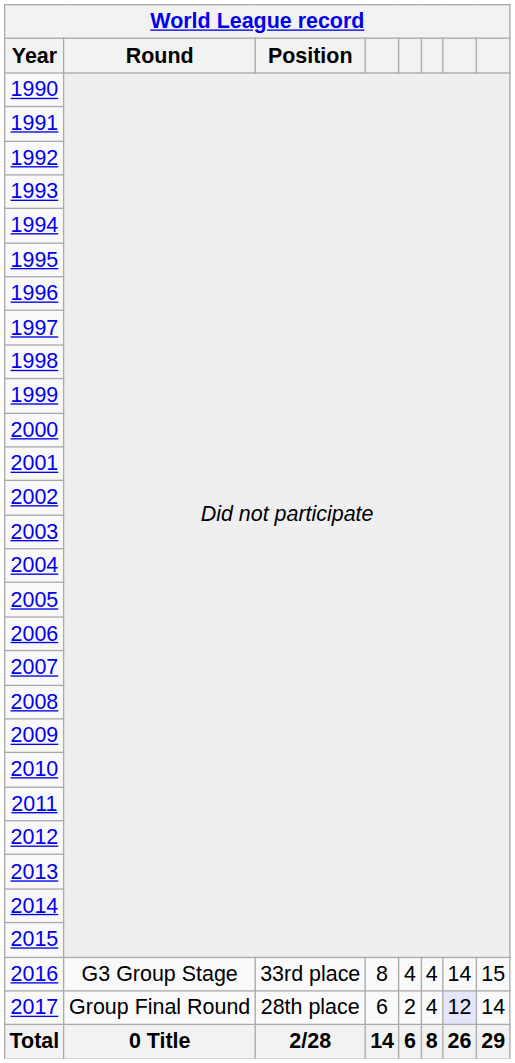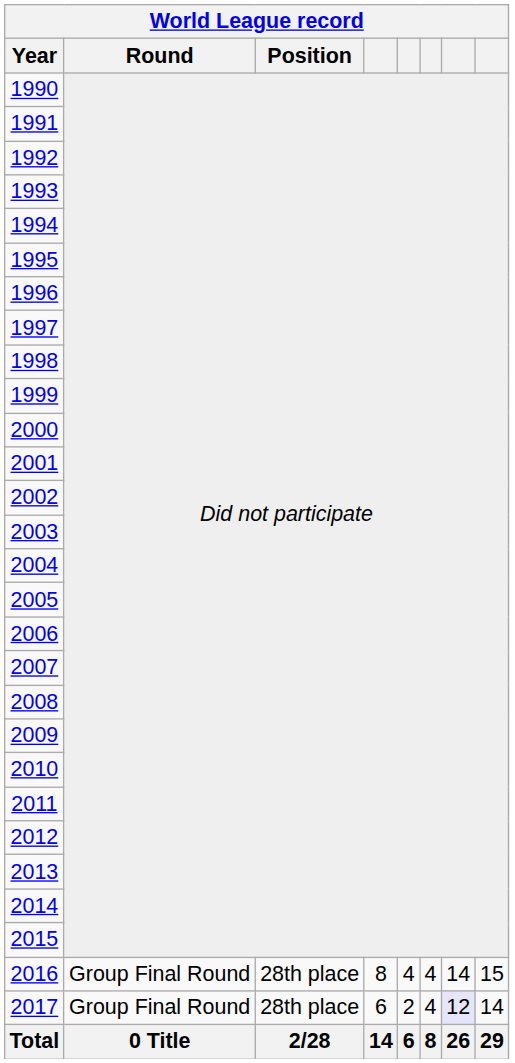(160, 973) G3 Group Stage -> (160, 973) Group Final Round
(310, 973) 33rd place -> (310, 973) 28th place
